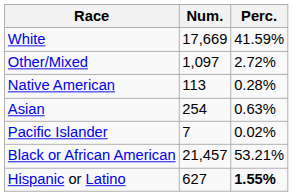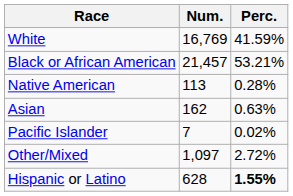(205, 39) 17,669 -> (205, 39) 16,769
rows swapped: (92, 156) <-> (48, 62)
(195, 109) 254 -> (195, 109) 162
(195, 179) 627 -> (195, 179) 628
